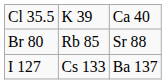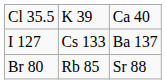rows swapped: (26, 41) <-> (24, 66)
